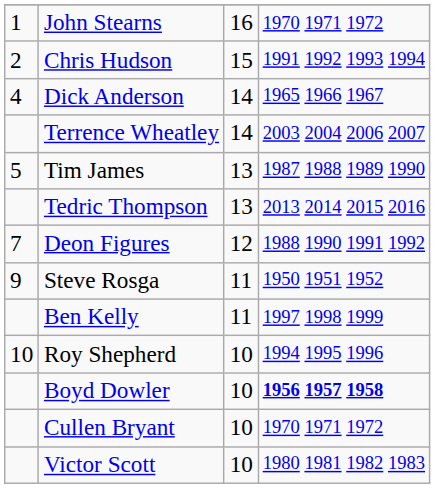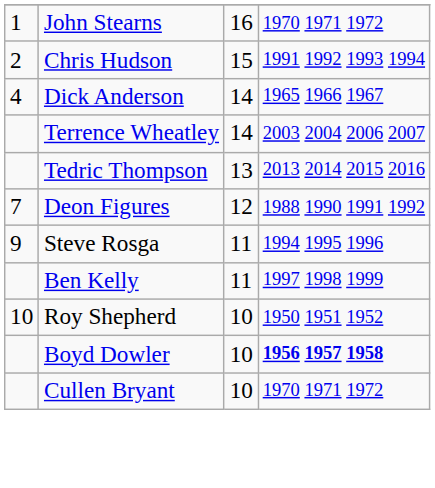- row: (94, 170)
(323, 280) 1950 1951 1952 -> (323, 243) 1994 1995 1996
(323, 354) 1994 1995 1996 -> (323, 317) 1950 1951 1952
- row: (100, 464)
